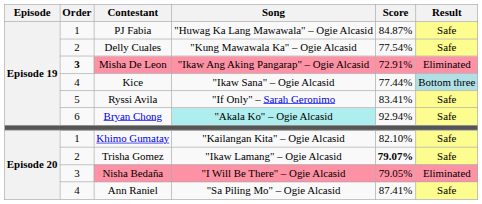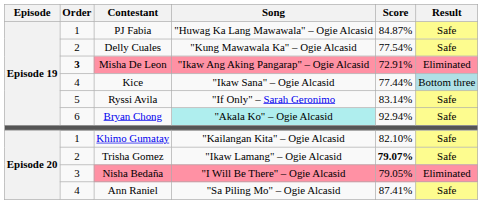(396, 99) 83.41% -> (396, 99) 83.14%
